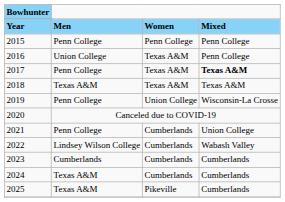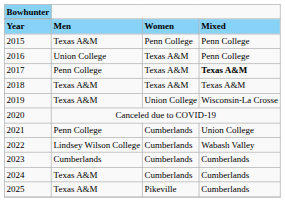(78, 41) Penn College -> (76, 41) Texas A&M
(78, 100) Penn College -> (76, 100) Texas A&M
